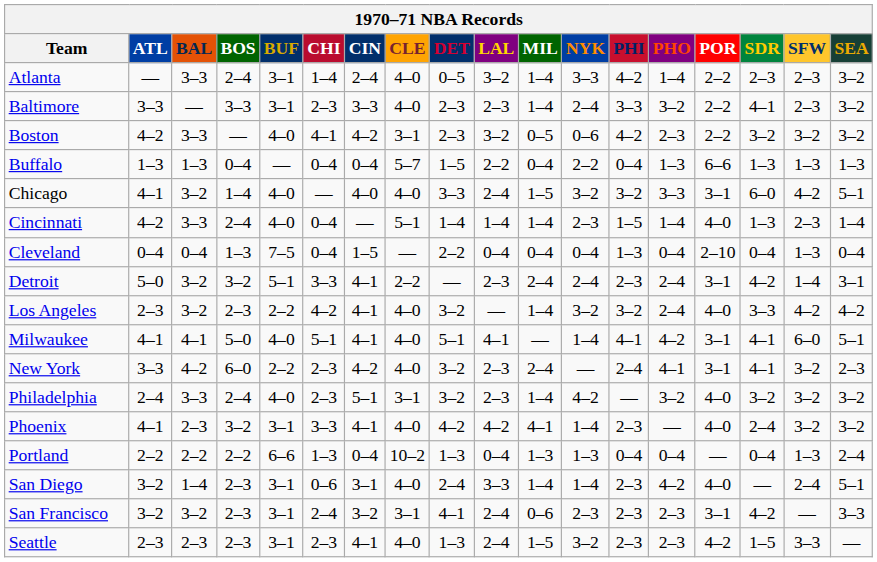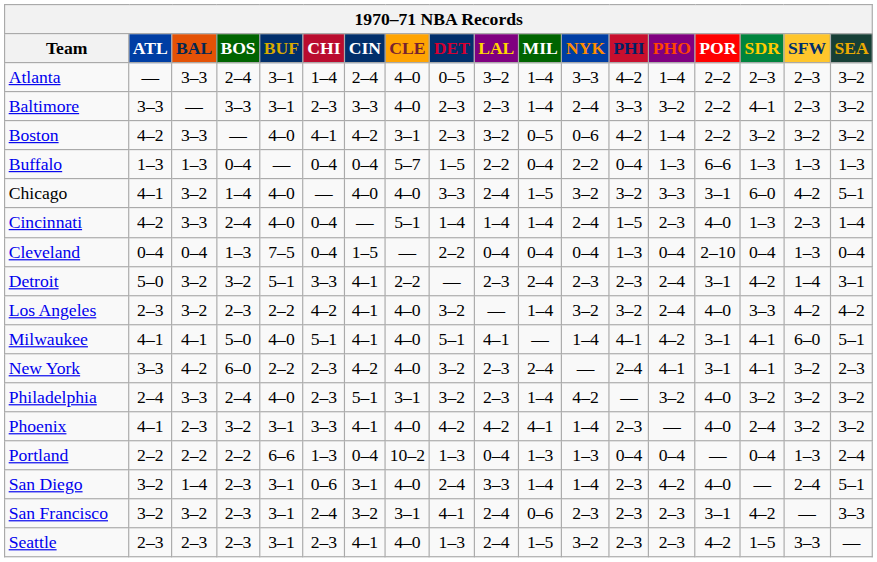(672, 135) 2–3 -> (672, 135) 1–4
(586, 222) 2–3 -> (586, 222) 2–4
(672, 222) 1–4 -> (672, 222) 2–3
(586, 280) 2–4 -> (586, 280) 2–3
